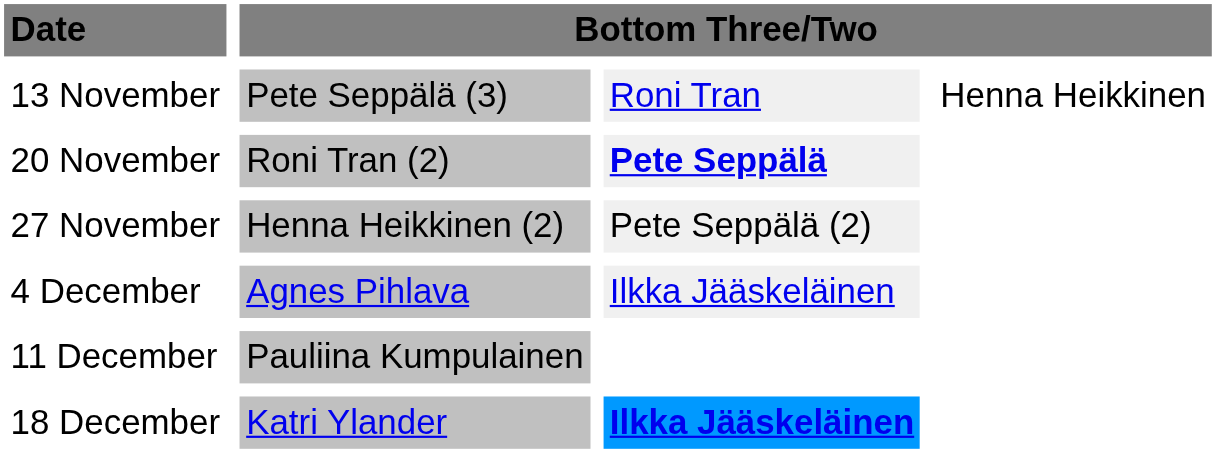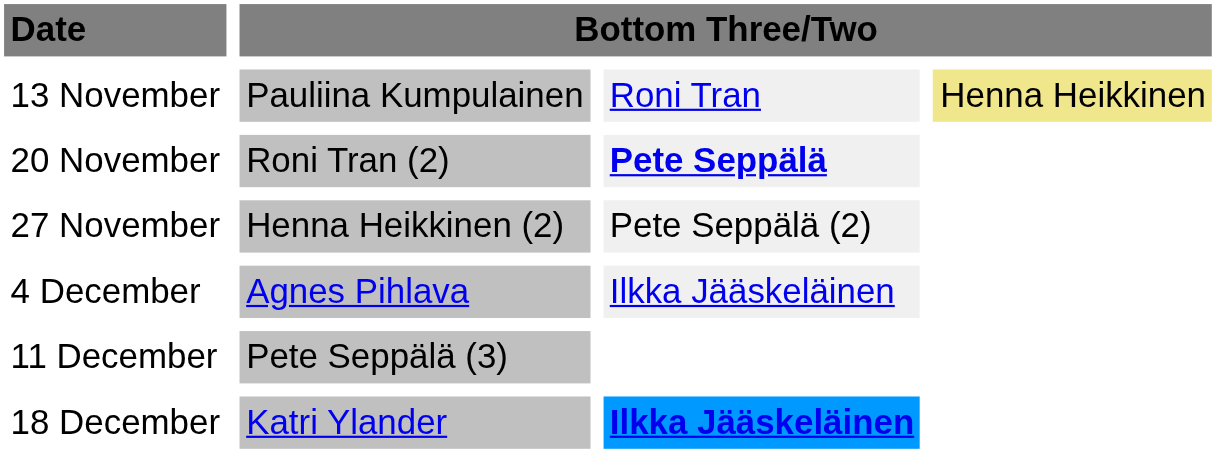(377, 95) Pete Seppälä (3) -> (415, 95) Pauliina Kumpulainen
(1073, 95) no background -> (1073, 95) khaki background
(415, 356) Pauliina Kumpulainen -> (377, 356) Pete Seppälä (3)
